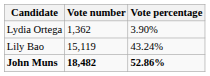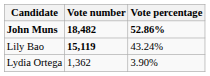rows swapped: (32, 63) <-> (34, 29)
(81, 46) normal -> (81, 46) bold
